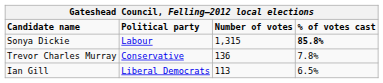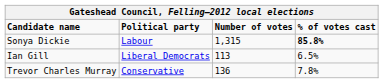rows swapped: (62, 56) <-> (28, 70)
